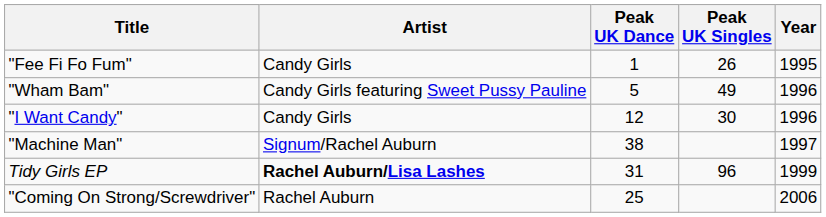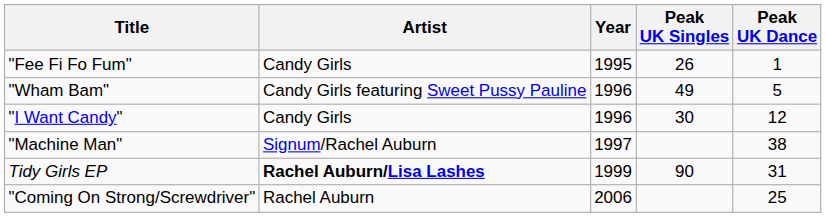columns swapped: (798, 27) <-> (634, 27)
(727, 171) 96 -> (684, 171) 90
